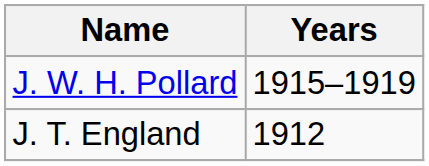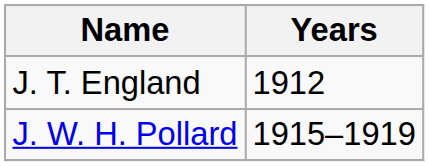rows swapped: (107, 133) <-> (125, 82)
